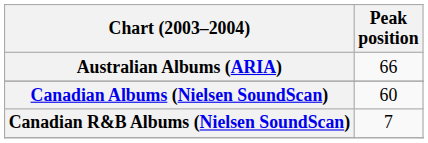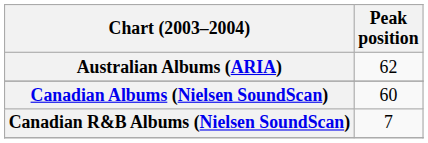(388, 66) 66 -> (388, 66) 62
